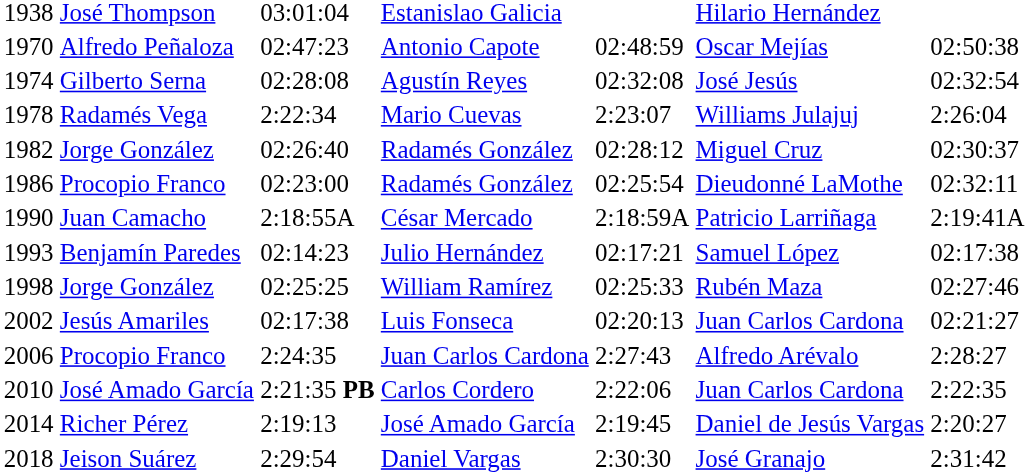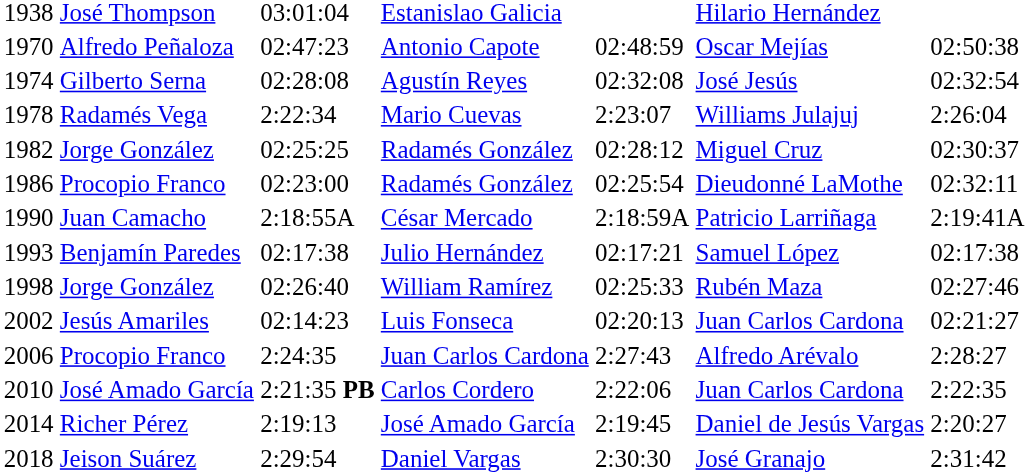(305, 149) 02:26:40 -> (305, 149) 02:25:25
(305, 252) 02:14:23 -> (305, 252) 02:17:38
(305, 286) 02:25:25 -> (305, 286) 02:26:40
(305, 321) 02:17:38 -> (305, 321) 02:14:23
